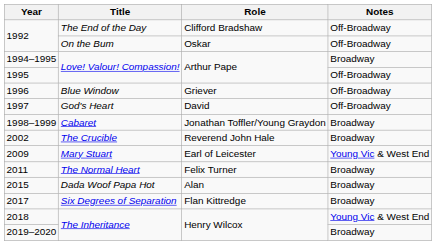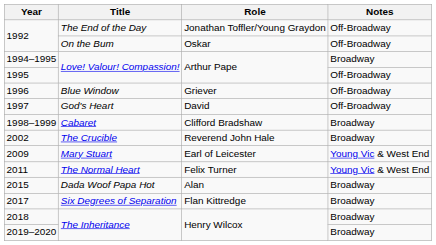(223, 28) Clifford Bradshaw -> (255, 28) Jonathan Toffler/Young Graydon
(255, 122) Jonathan Toffler/Young Graydon -> (223, 122) Clifford Bradshaw
(352, 169) Broadway -> (380, 169) Young Vic & West End
(380, 216) Young Vic & West End -> (352, 216) Broadway
